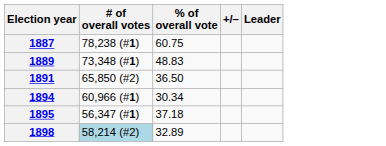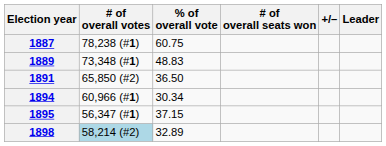+ column: (270, 19)
(169, 114) 37.18 -> (169, 114) 37.15
